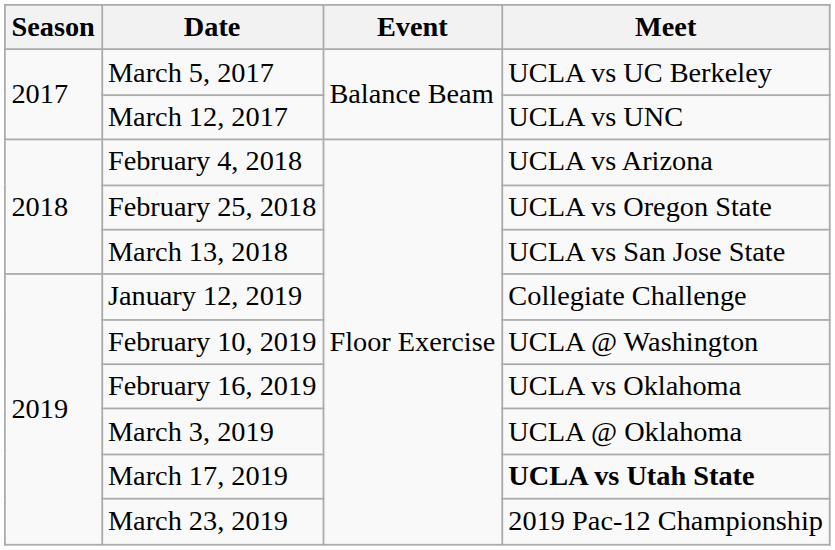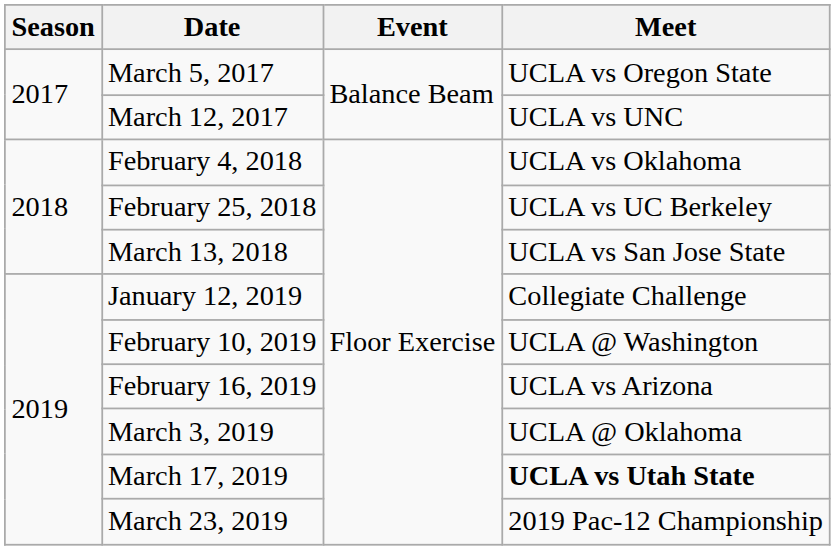(640, 71) UCLA vs UC Berkeley -> (640, 71) UCLA vs Oregon State
(611, 161) UCLA vs Arizona -> (625, 161) UCLA vs Oklahoma
(640, 206) UCLA vs Oregon State -> (640, 206) UCLA vs UC Berkeley
(625, 386) UCLA vs Oklahoma -> (611, 386) UCLA vs Arizona
